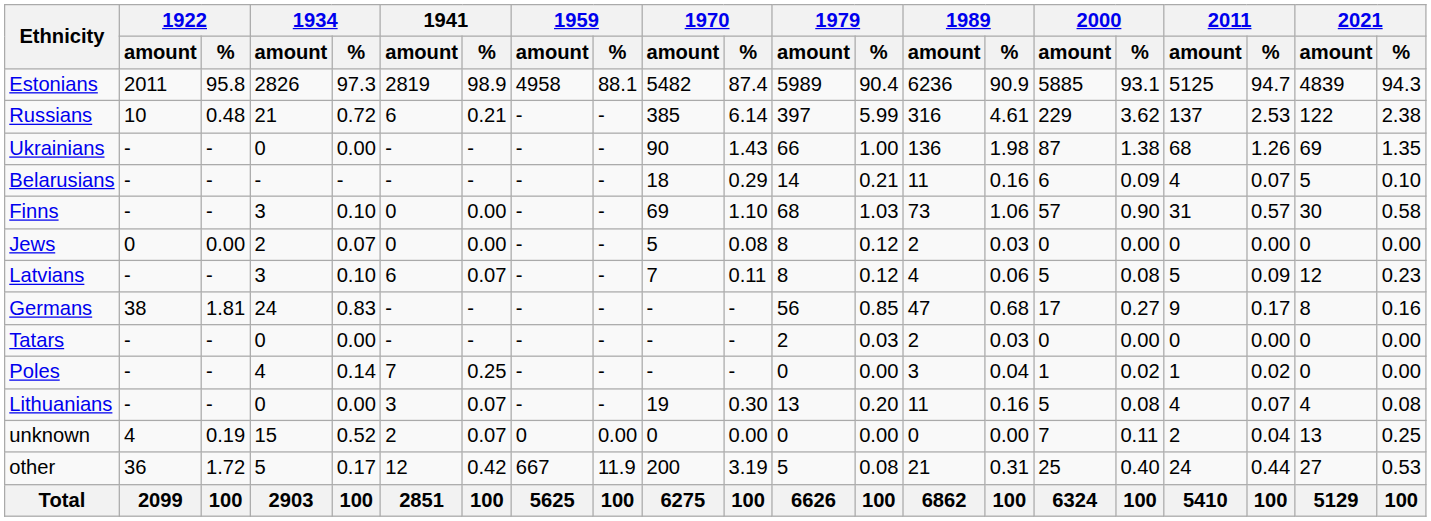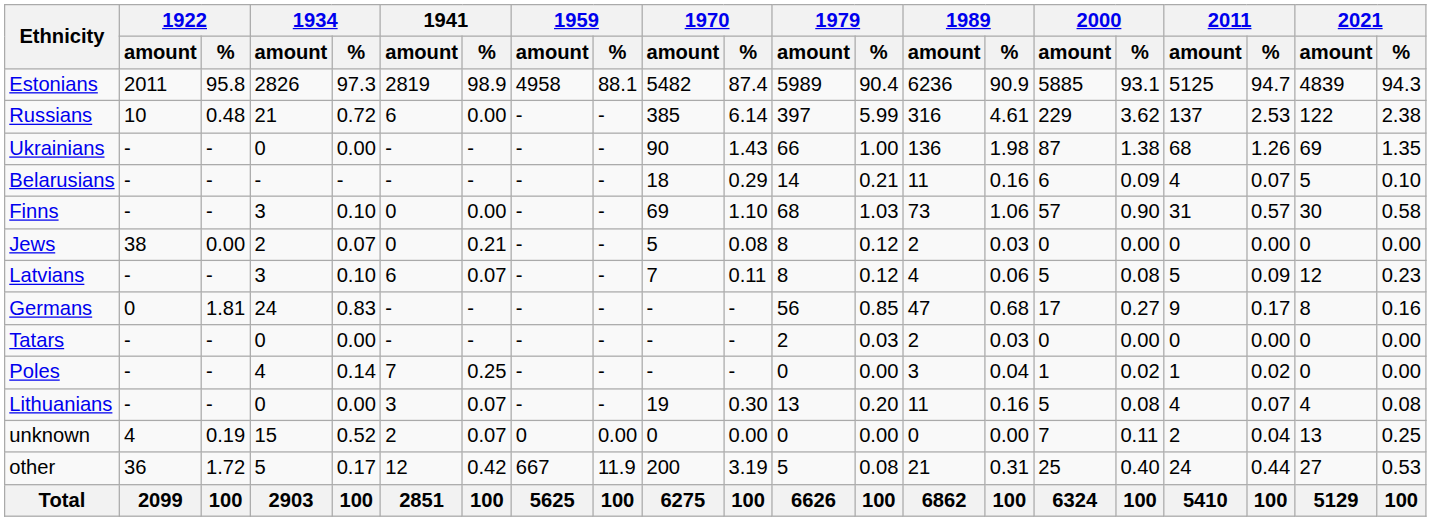(487, 116) 0.21 -> (487, 116) 0.00
(130, 244) 0 -> (135, 244) 38
(487, 244) 0.00 -> (487, 244) 0.21
(135, 308) 38 -> (130, 308) 0
